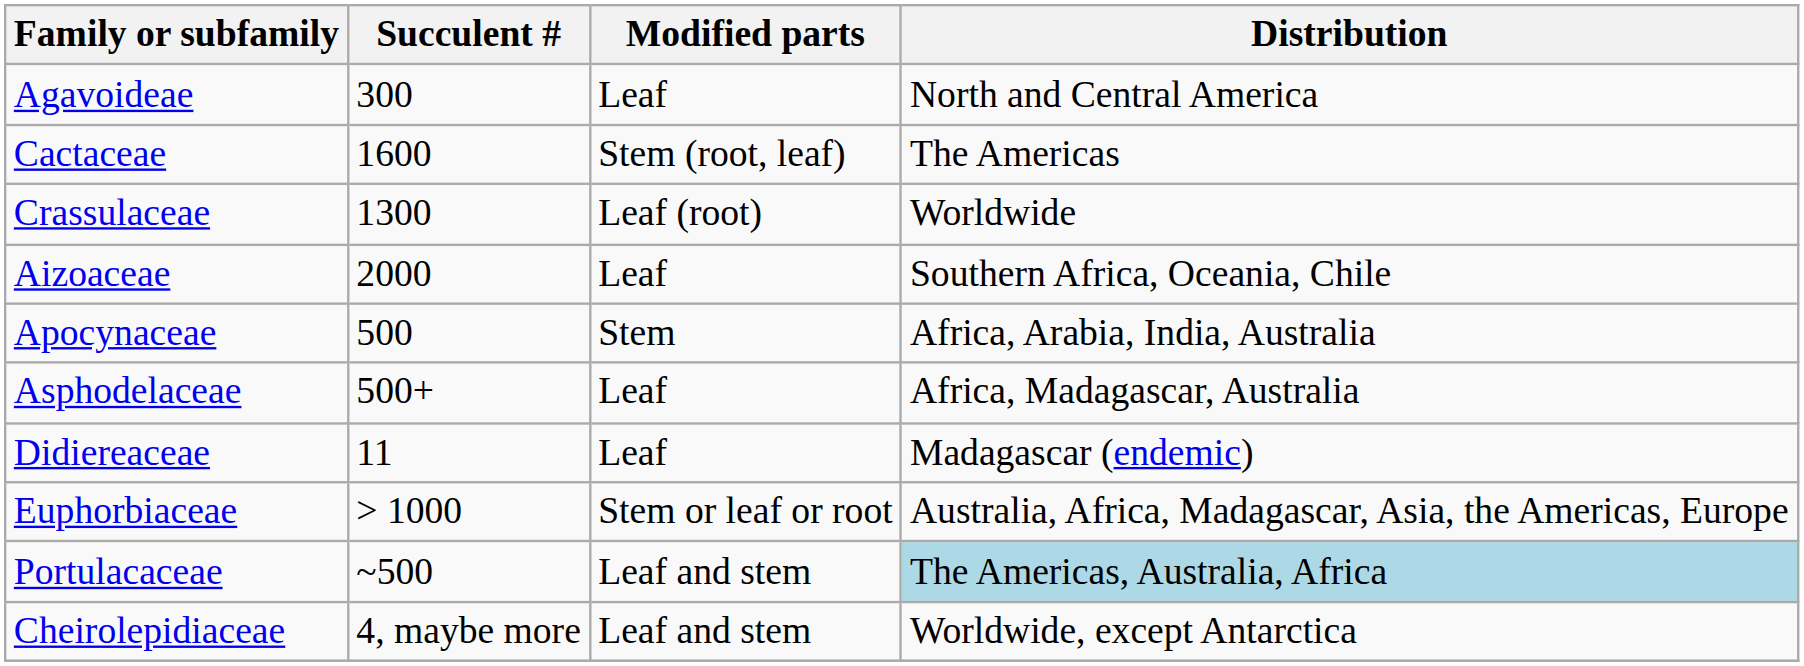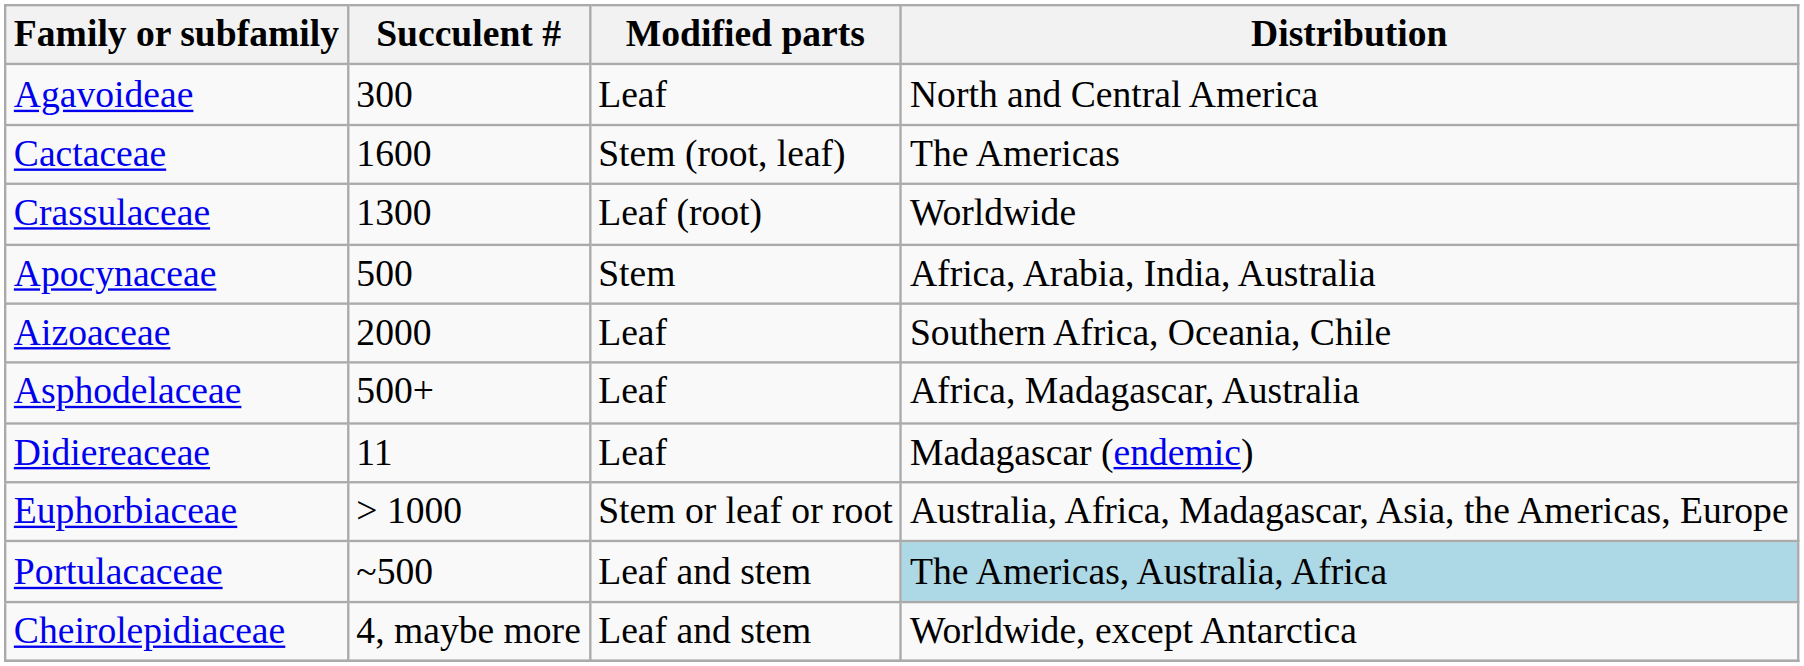rows swapped: (92, 272) <-> (115, 332)
